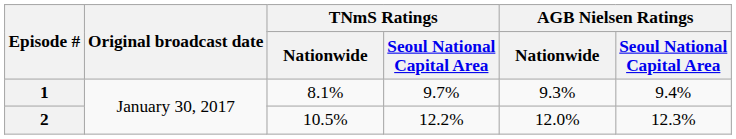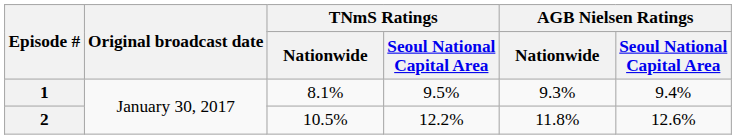(441, 92) 9.7% -> (441, 92) 9.5%
(557, 119) 12.0% -> (557, 119) 11.8%
(673, 119) 12.3% -> (673, 119) 12.6%
